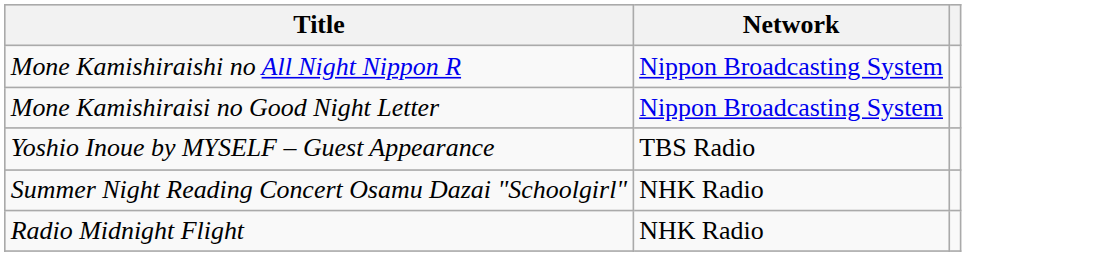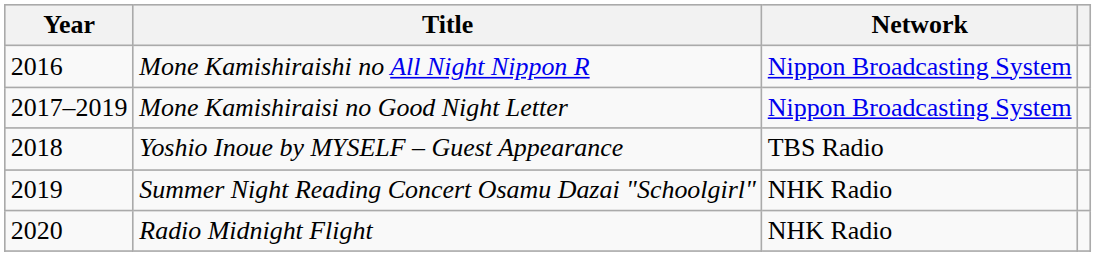+ column: (69, 25)
